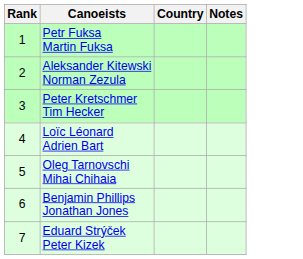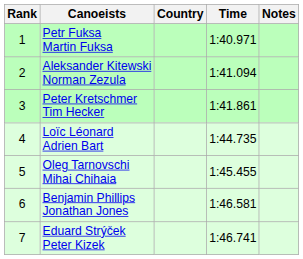+ column: (233, 14)
